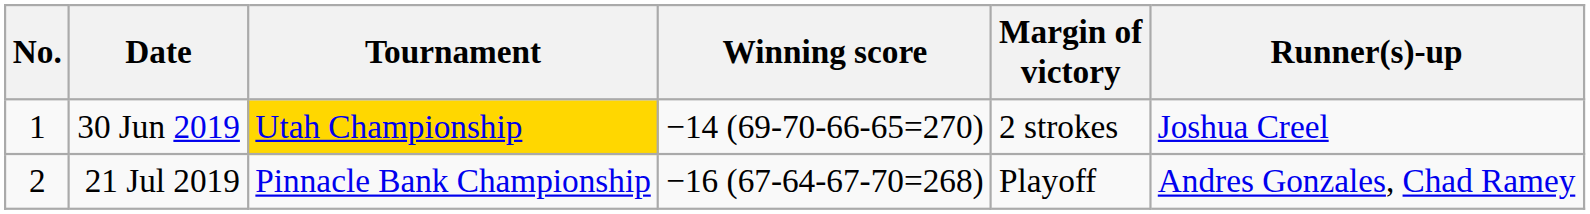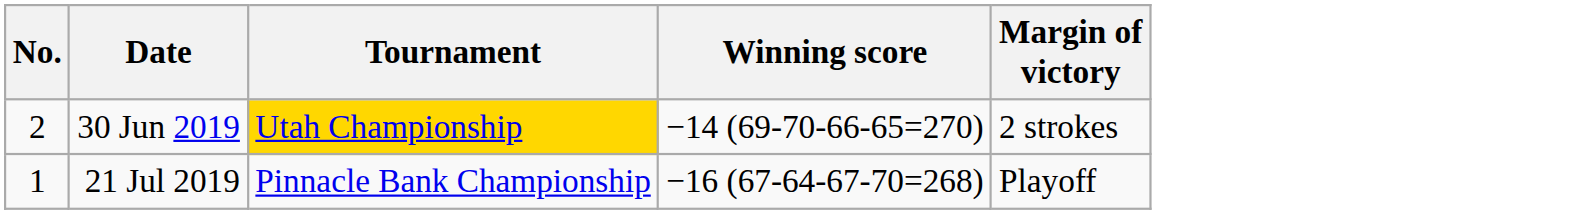- column: (1367, 51)
(37, 126) 1 -> (37, 126) 2
(37, 181) 2 -> (37, 181) 1
